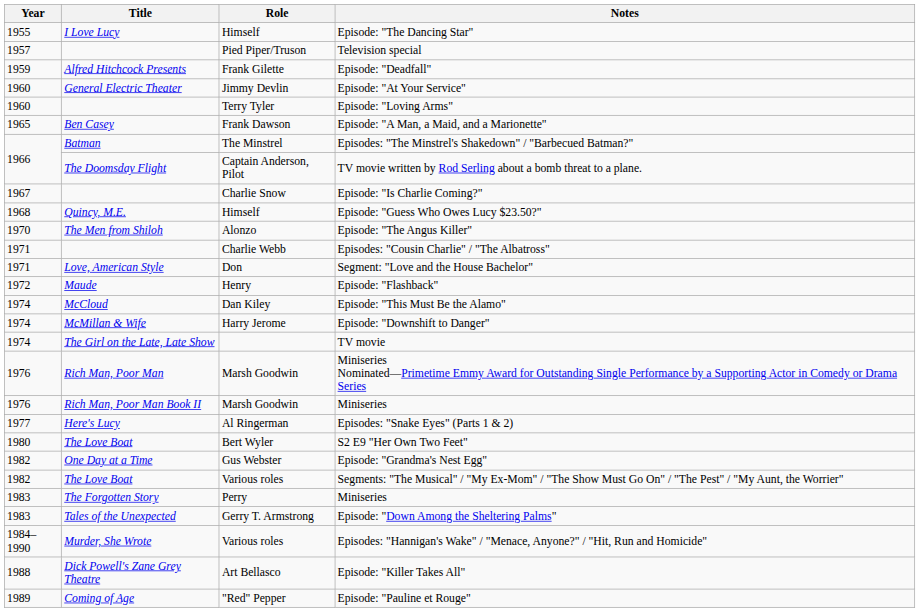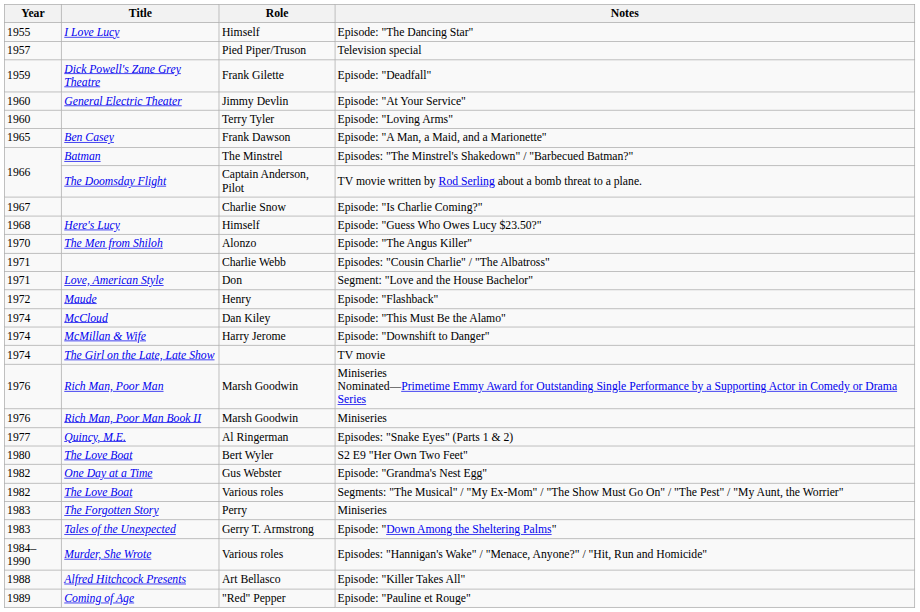(125, 69) Alfred Hitchcock Presents -> (123, 75) Dick Powell's Zane Grey Theatre
(95, 212) Quincy, M.E. -> (92, 225) Here's Lucy
(92, 423) Here's Lucy -> (95, 436) Quincy, M.E.
(123, 573) Dick Powell's Zane Grey Theatre -> (125, 579) Alfred Hitchcock Presents
